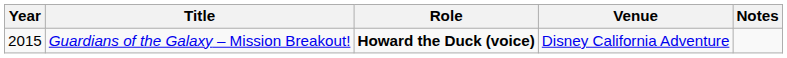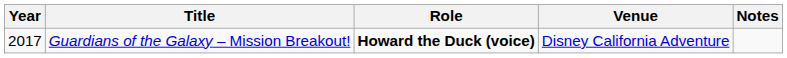(25, 40) 2015 -> (25, 40) 2017
